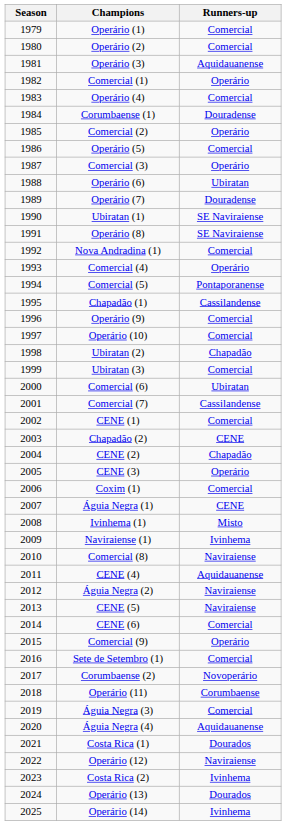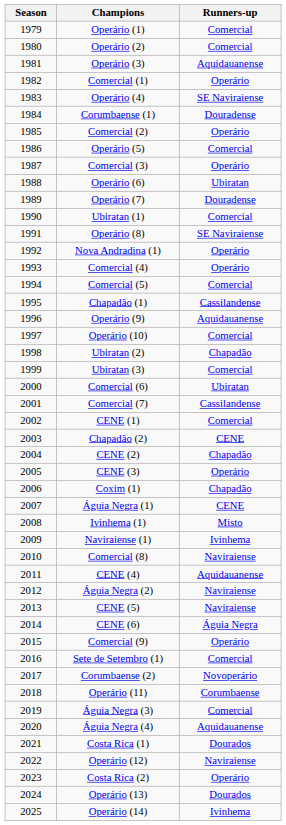(230, 98) Comercial -> (230, 98) SE Naviraiense
(230, 217) SE Naviraiense -> (230, 217) Comercial
(230, 251) Comercial -> (230, 251) Operário
(230, 285) Pontaporanense -> (230, 285) Comercial
(230, 319) Comercial -> (230, 319) Aquidauanense
(230, 489) Comercial -> (230, 489) Chapadão
(230, 625) Comercial -> (230, 625) Águia Negra
(230, 778) Ivinhema -> (230, 778) Operário
